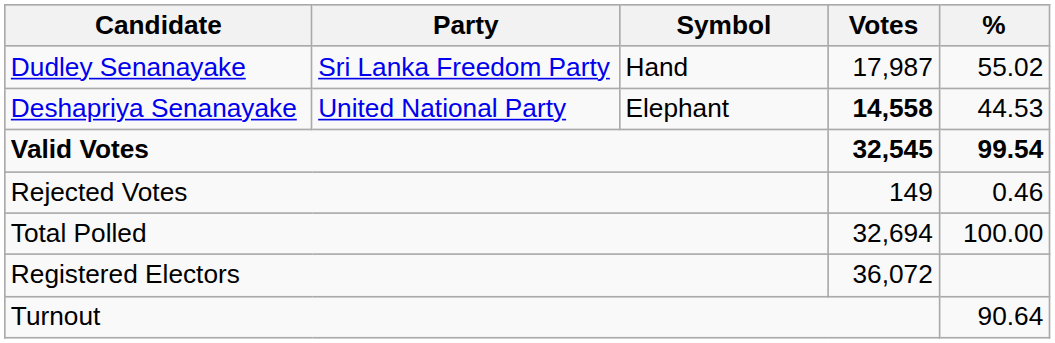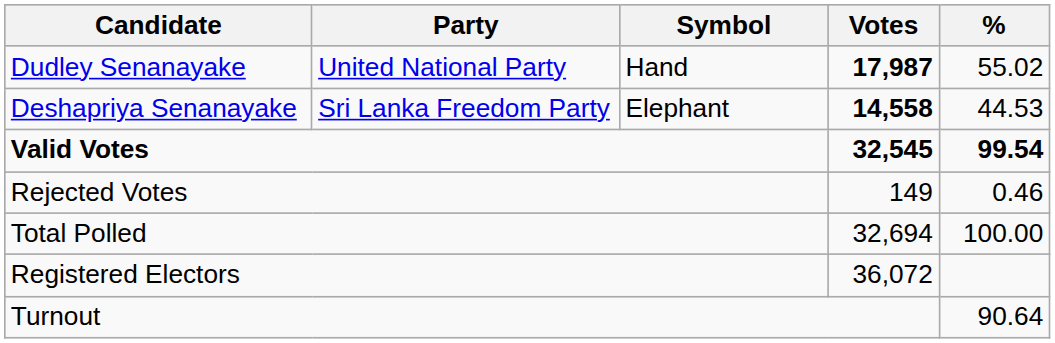(464, 66) Sri Lanka Freedom Party -> (442, 66) United National Party
(893, 66) normal -> (893, 66) bold
(442, 108) United National Party -> (464, 108) Sri Lanka Freedom Party
